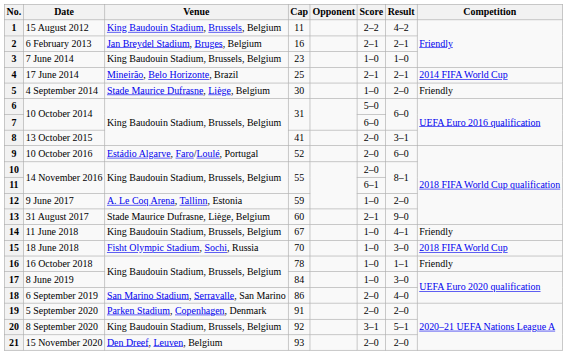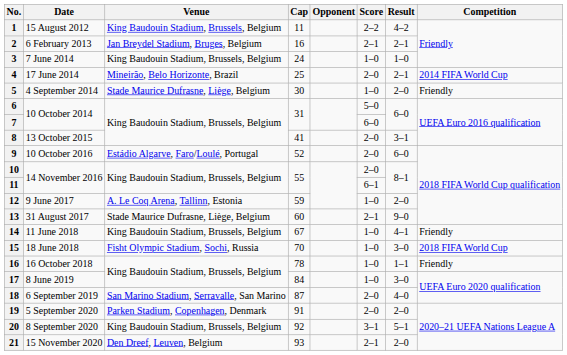(299, 59) 23 -> (299, 59) 24
(371, 75) 2–1 -> (371, 75) 2–0
(299, 295) 86 -> (299, 295) 87
(371, 342) 2–0 -> (371, 342) 2–1
